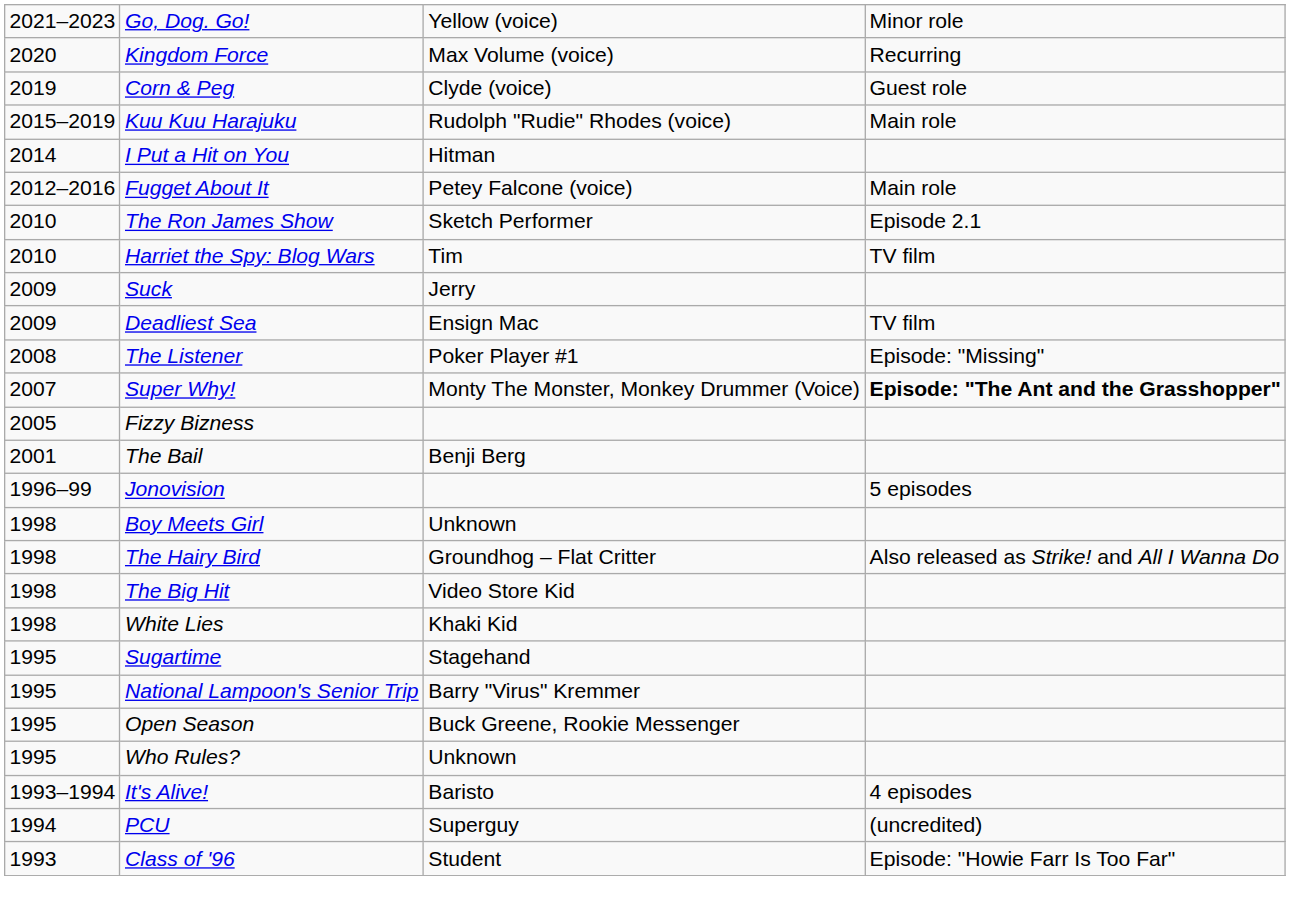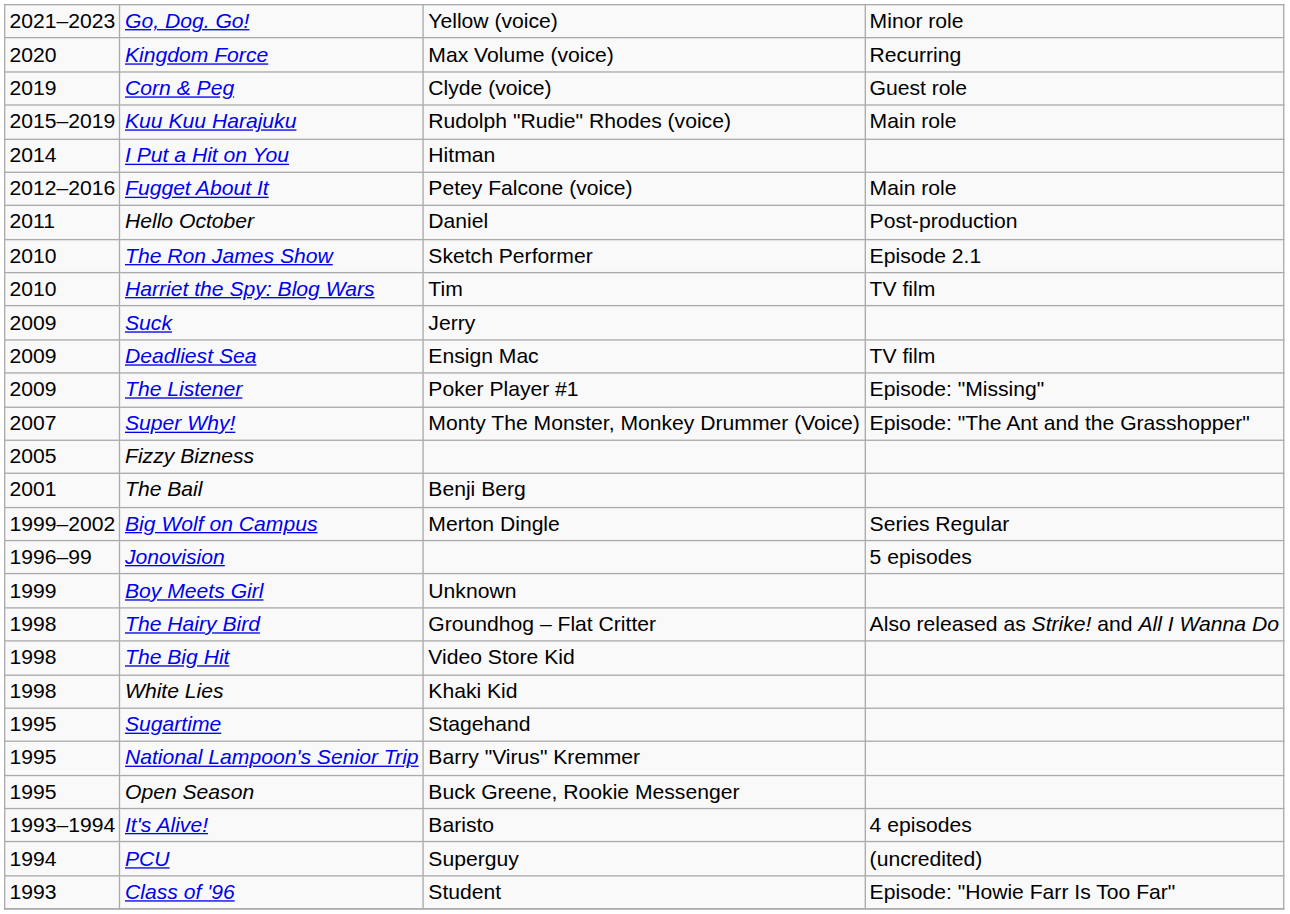+ row: (190, 222)
(33, 356) 2008 -> (33, 389) 2009
(1075, 389) bold -> (1060, 423) normal
+ row: (221, 523)
(33, 523) 1998 -> (33, 590) 1999
- row: (183, 758)
